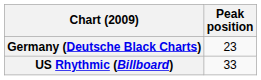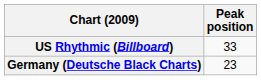rows swapped: (104, 46) <-> (104, 65)
